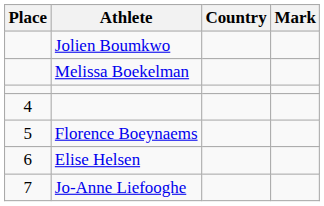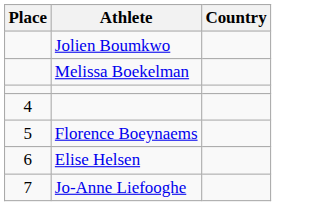- column: (295, 17)
